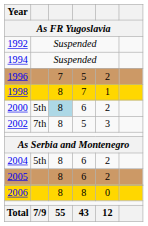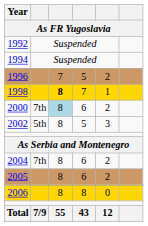(60, 92) normal -> (60, 92) bold
(40, 108) 5th -> (40, 108) 7th
(40, 124) 7th -> (40, 124) 5th
(40, 161) 5th -> (40, 161) 7th
